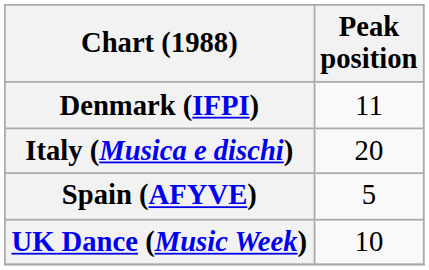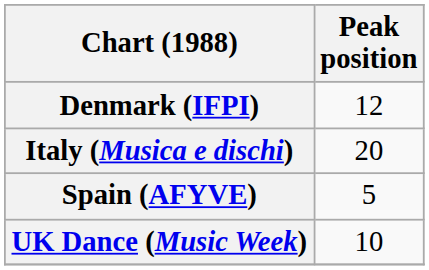(369, 104) 11 -> (369, 104) 12
